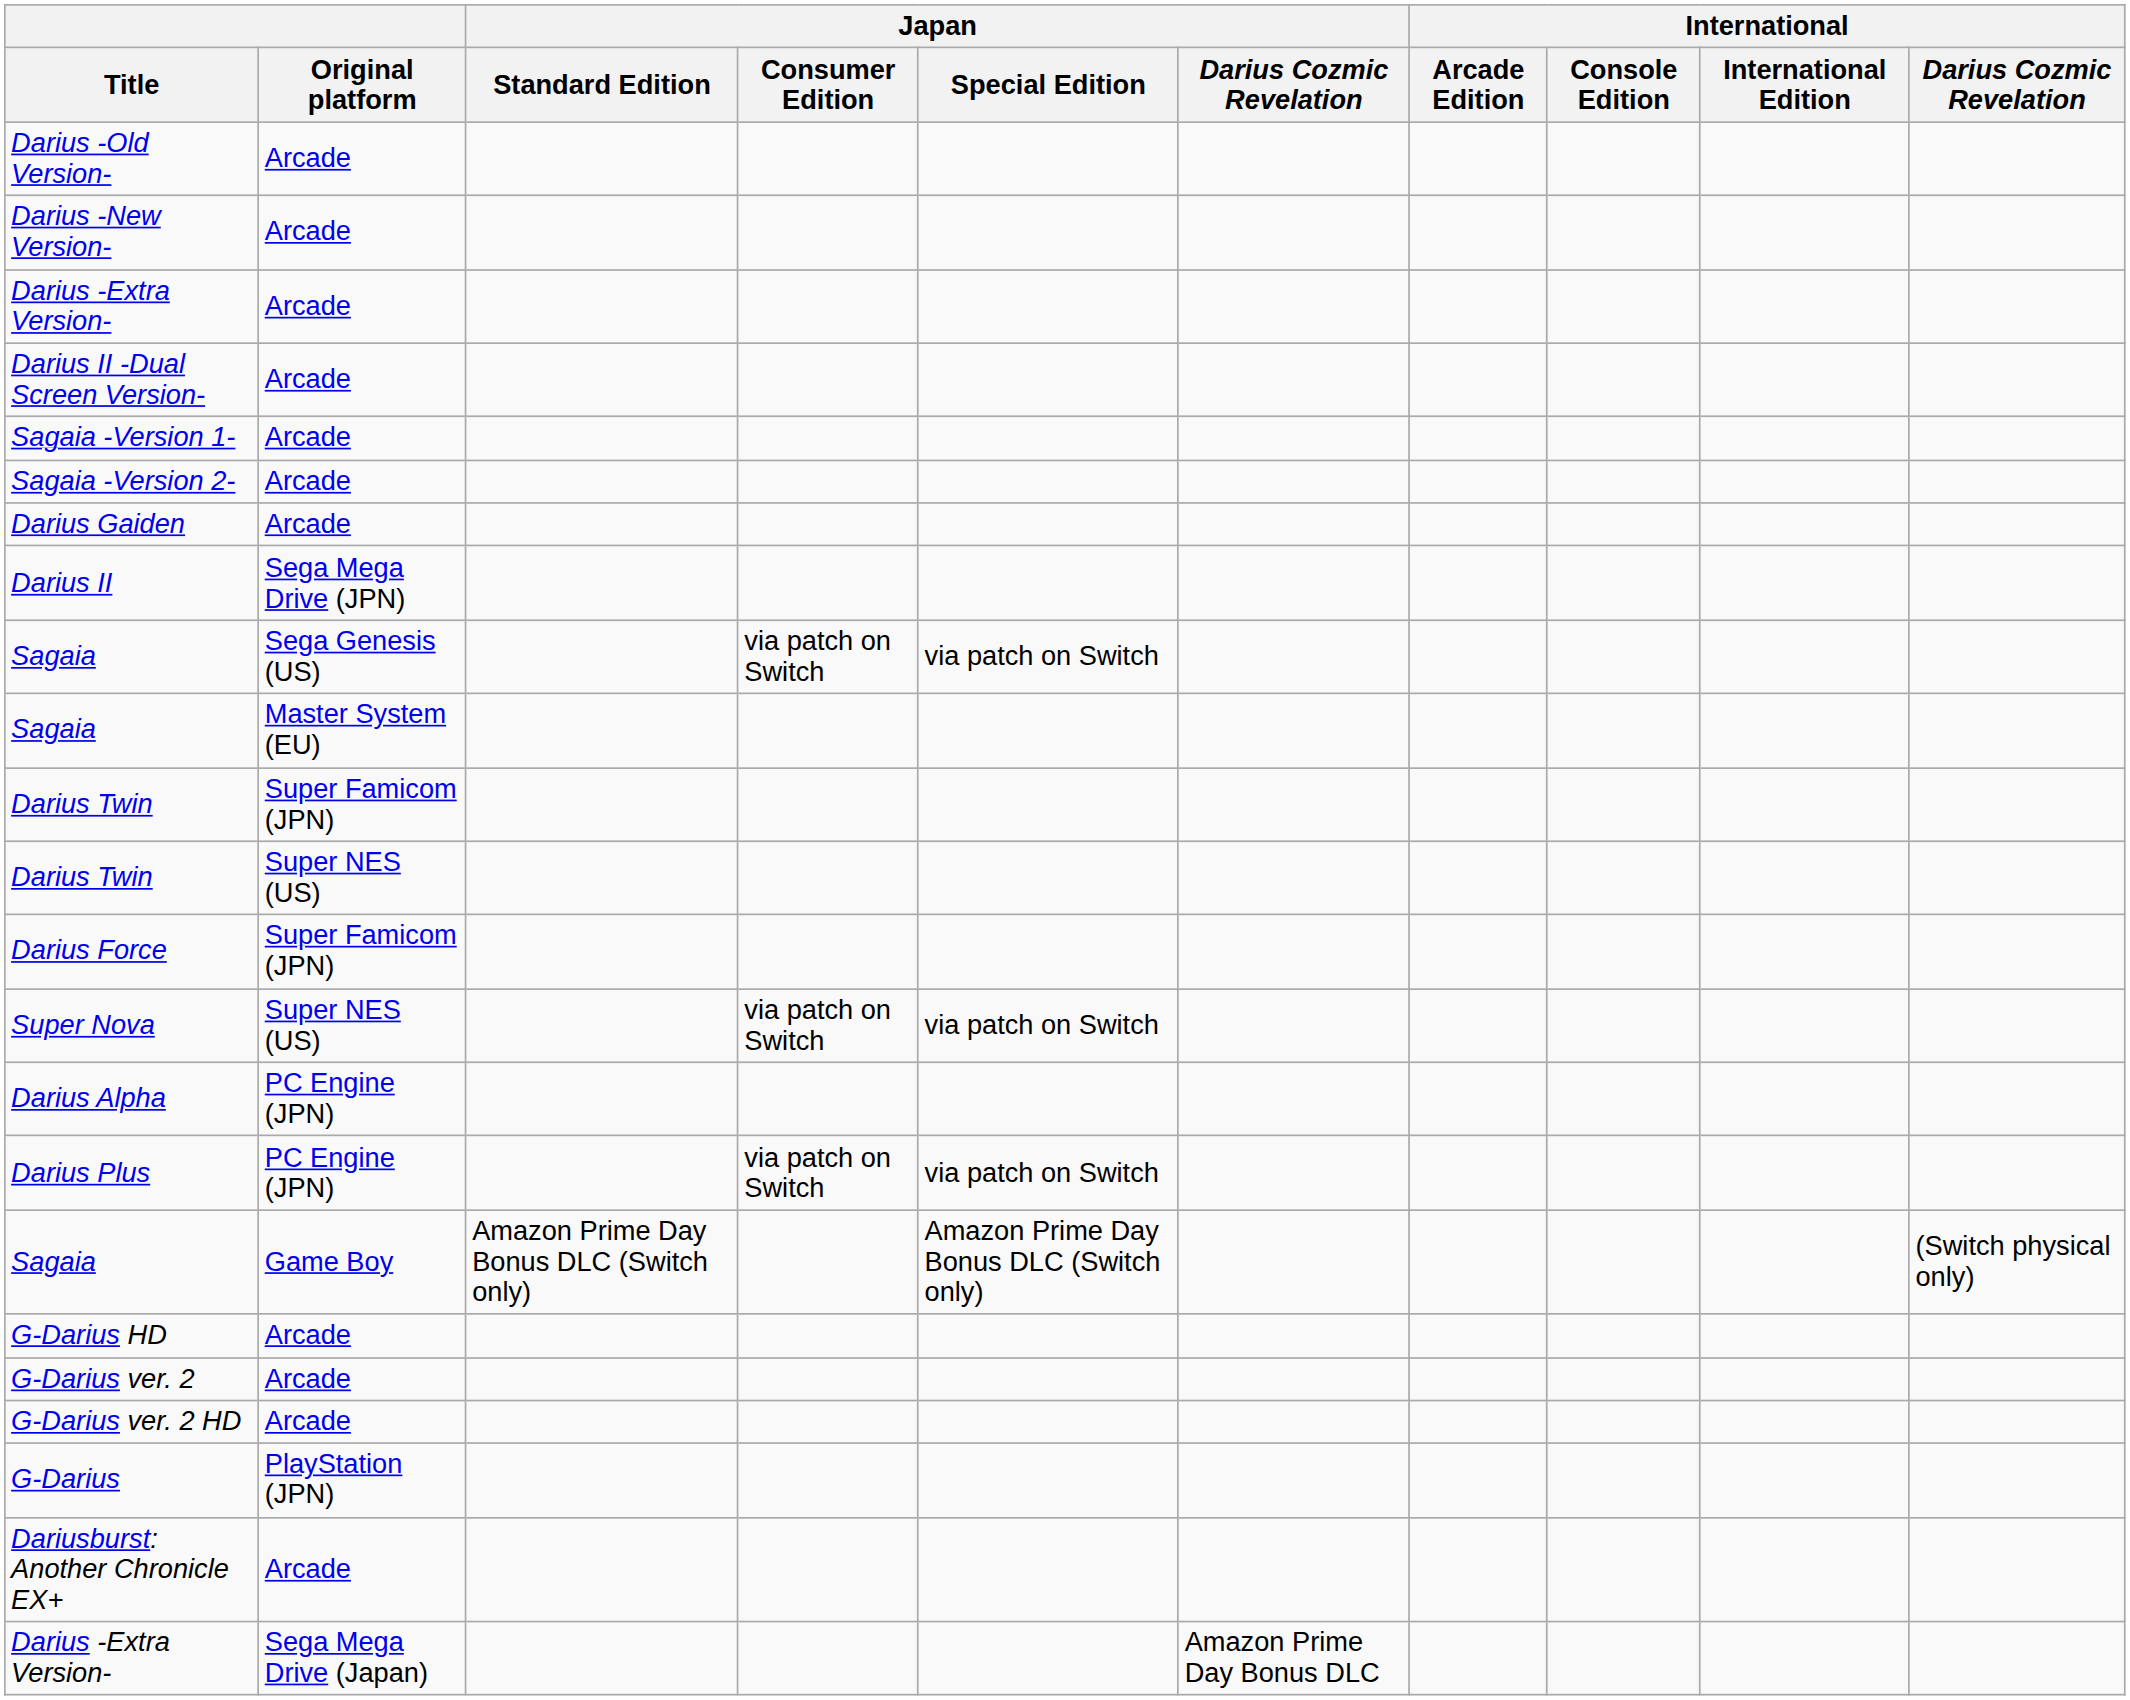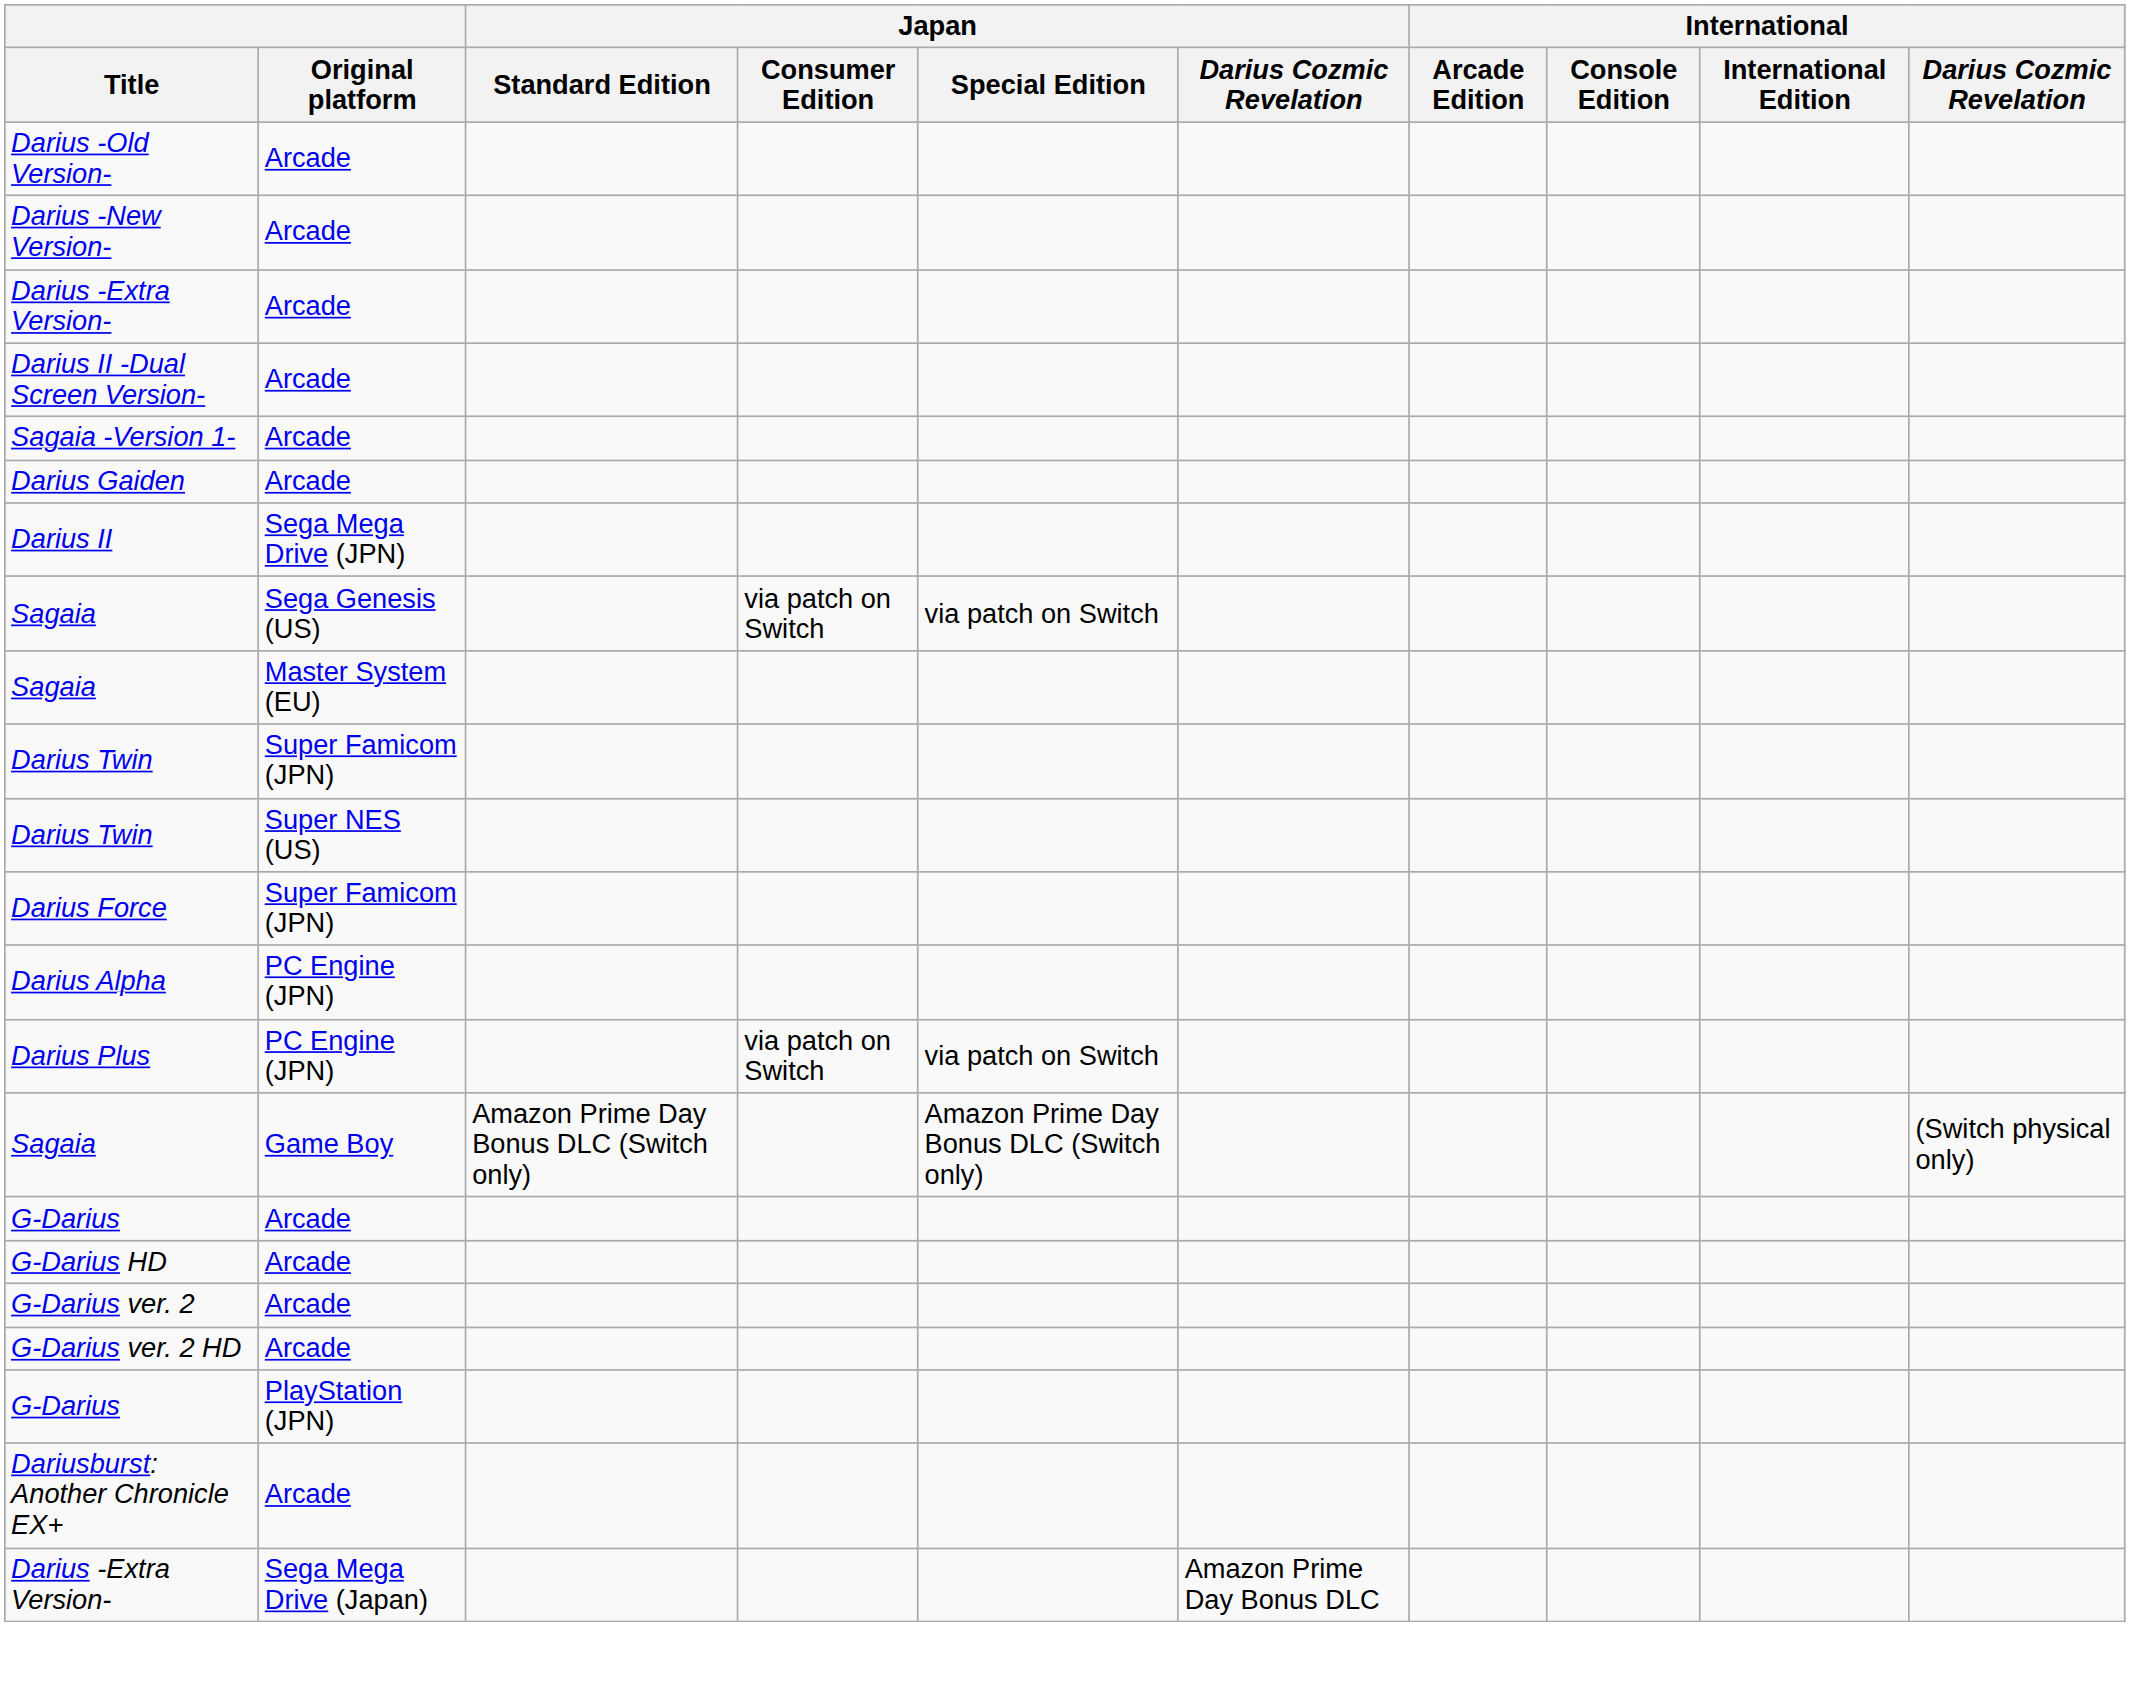- row: (123, 481)
- row: (83, 1025)
+ row: (66, 1218)
